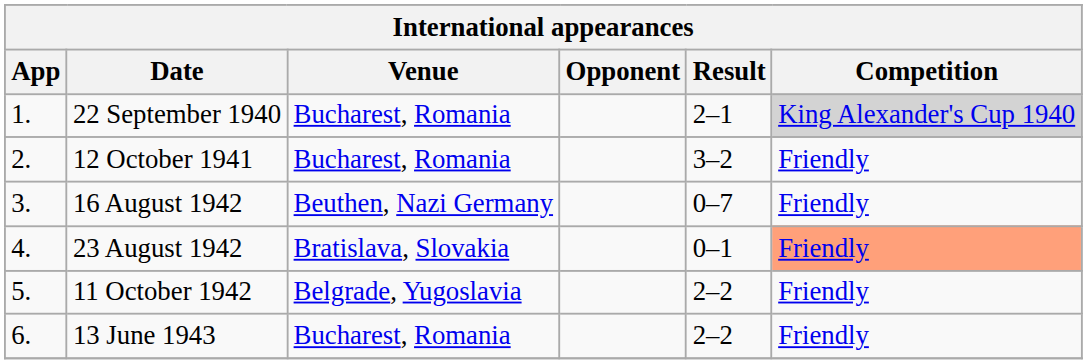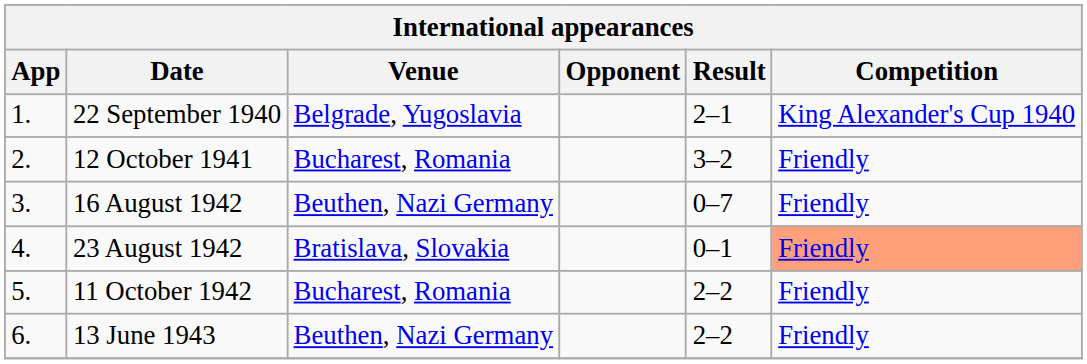(402, 115) Bucharest, Romania -> (408, 115) Belgrade, Yugoslavia
(927, 115) lightgrey background -> (927, 115) no background
(408, 292) Belgrade, Yugoslavia -> (402, 292) Bucharest, Romania
(402, 336) Bucharest, Romania -> (423, 336) Beuthen, Nazi Germany
